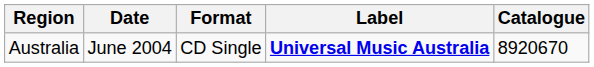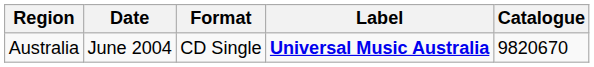(533, 47) 8920670 -> (533, 47) 9820670
